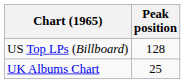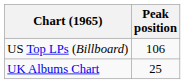(156, 48) 128 -> (156, 48) 106
